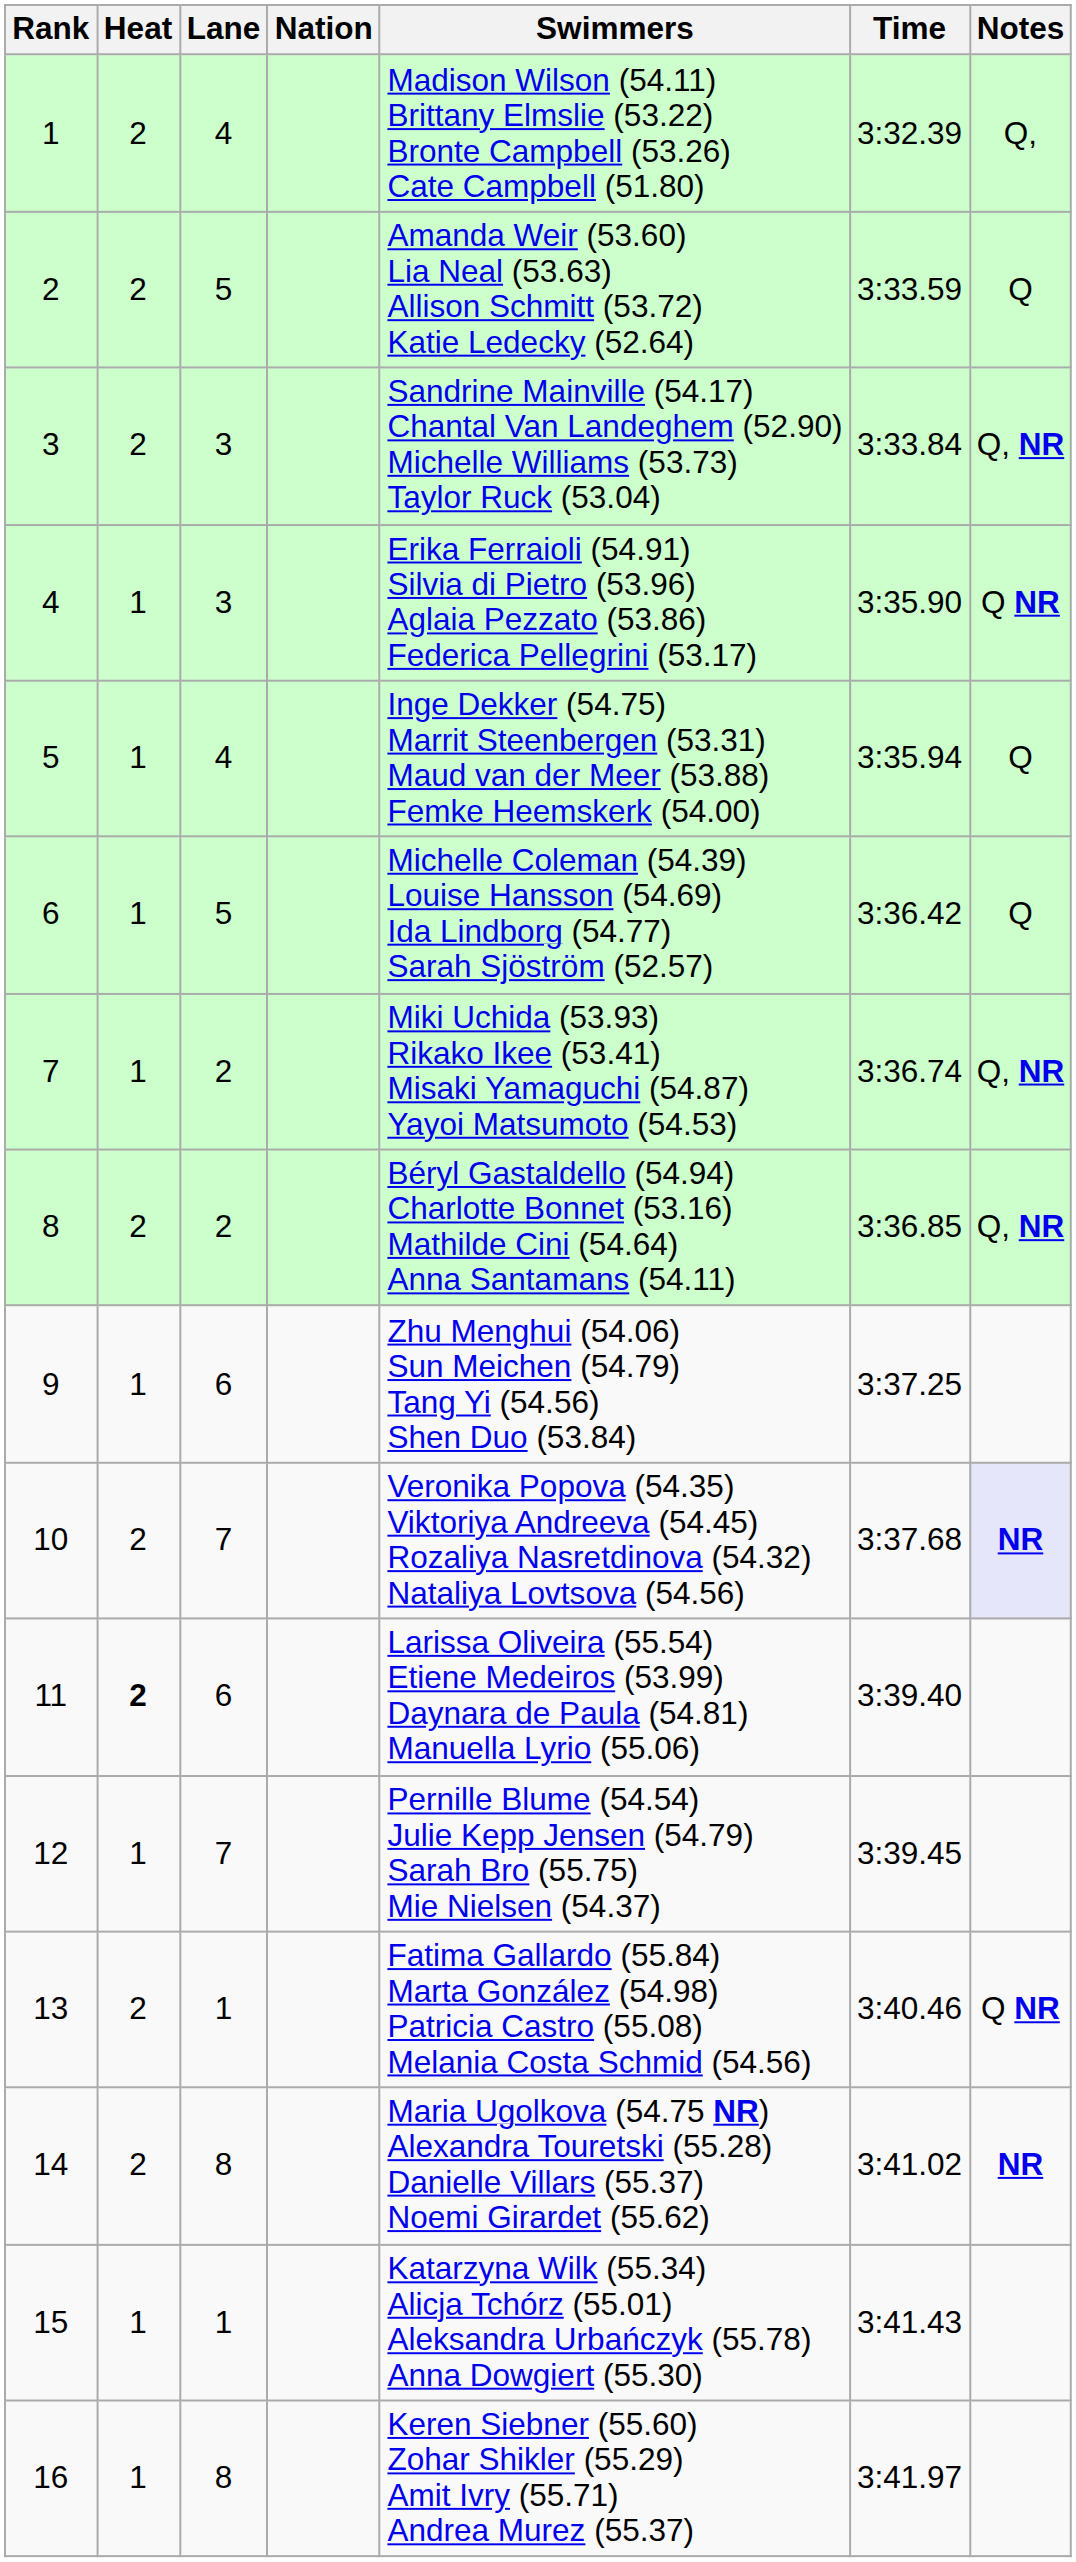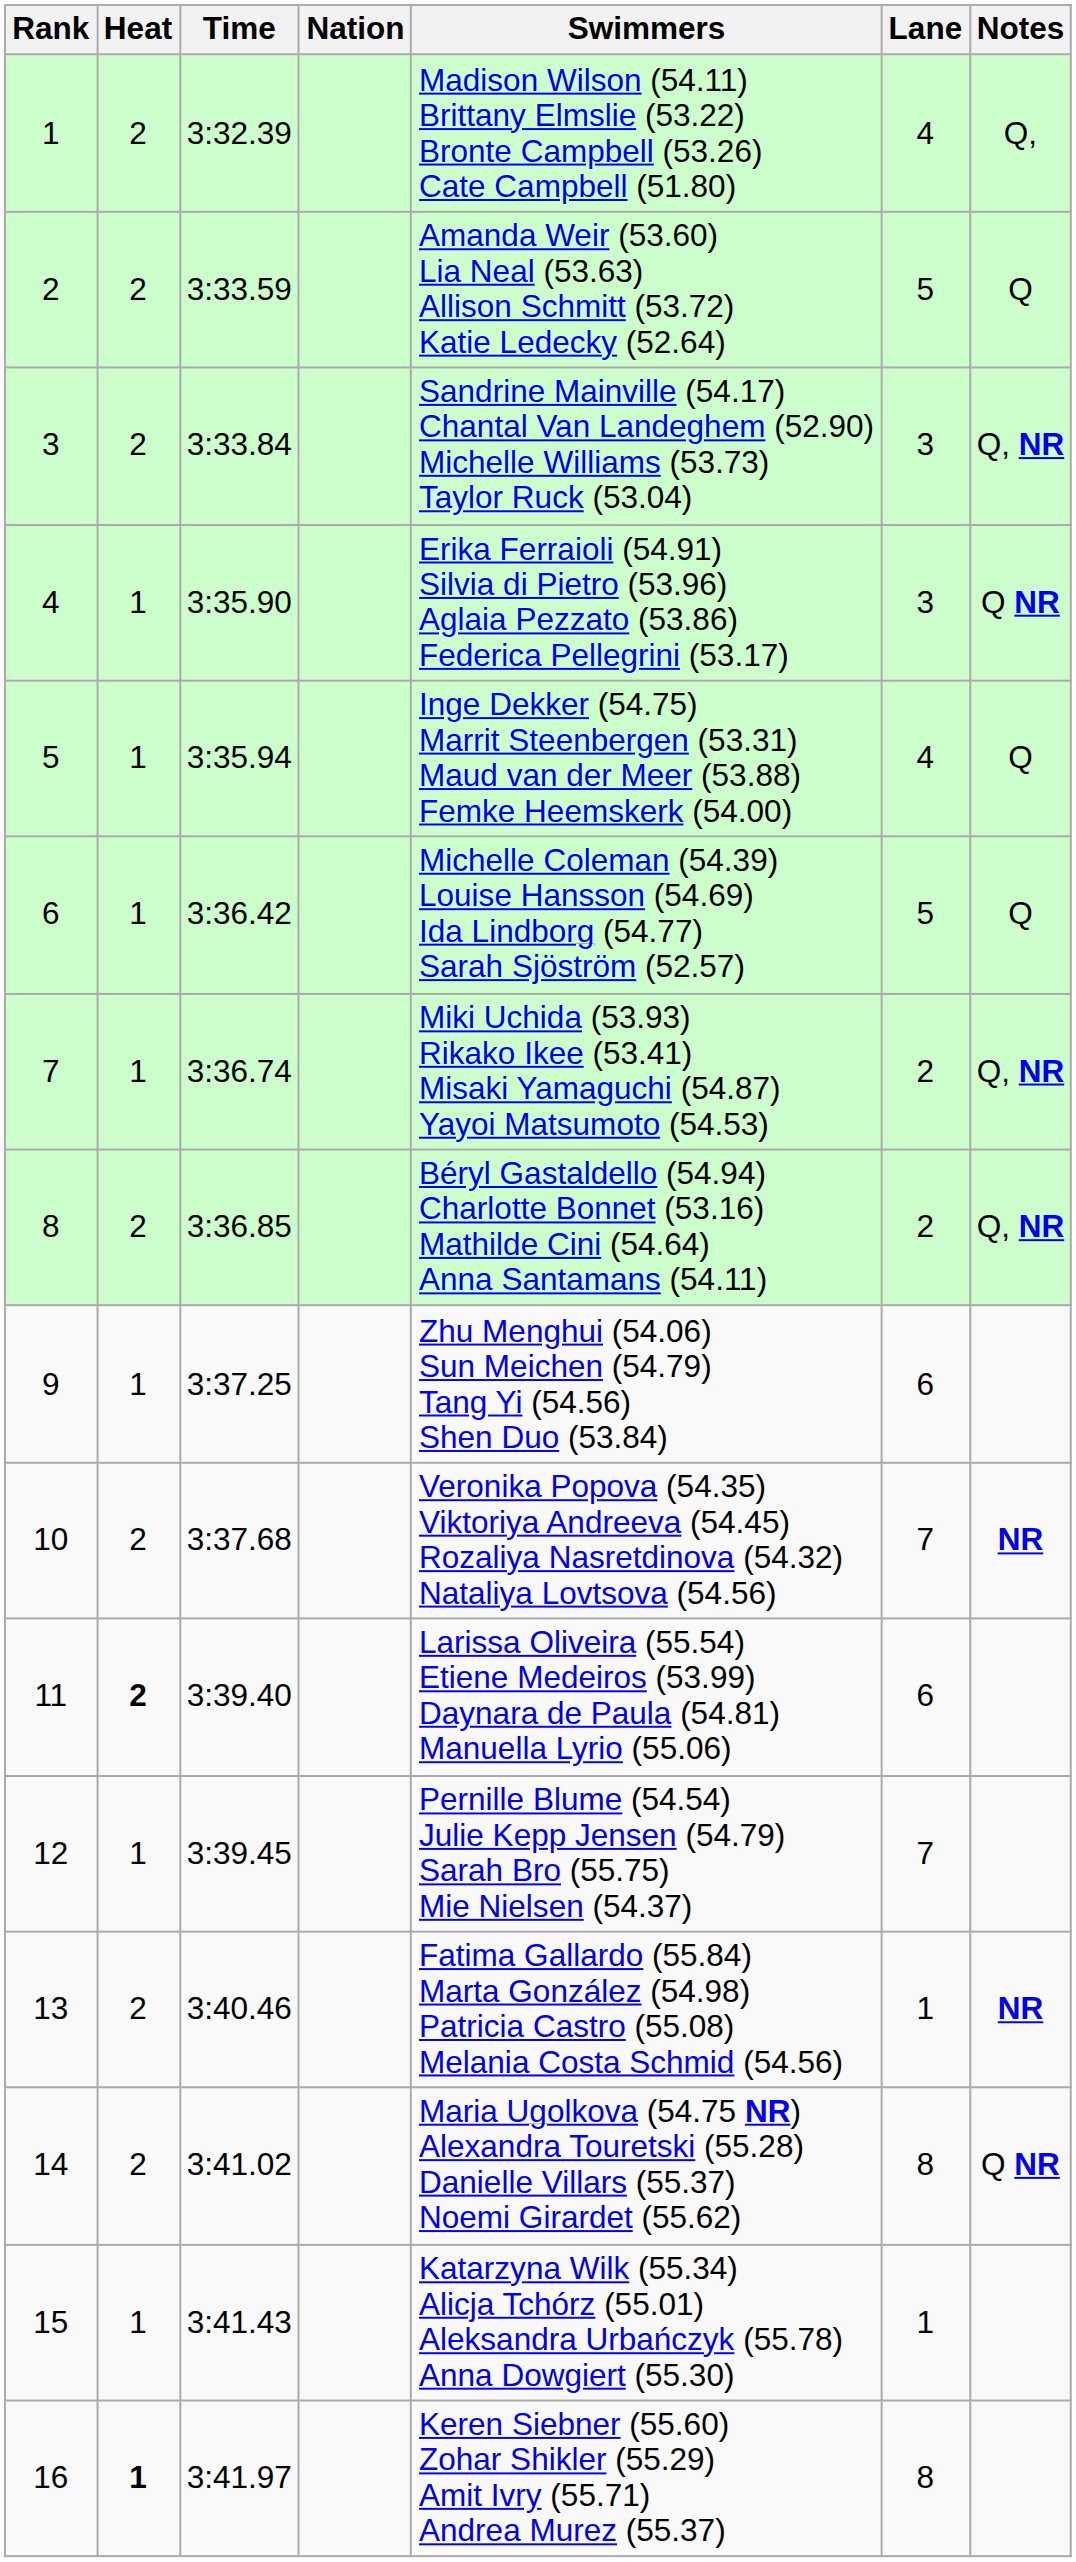columns swapped: (224, 29) <-> (910, 29)
(1020, 1539) lavender background -> (1020, 1539) no background
(1020, 2009) Q NR -> (1020, 2009) NR
(1020, 2165) NR -> (1020, 2165) Q NR
(138, 2478) normal -> (138, 2478) bold
